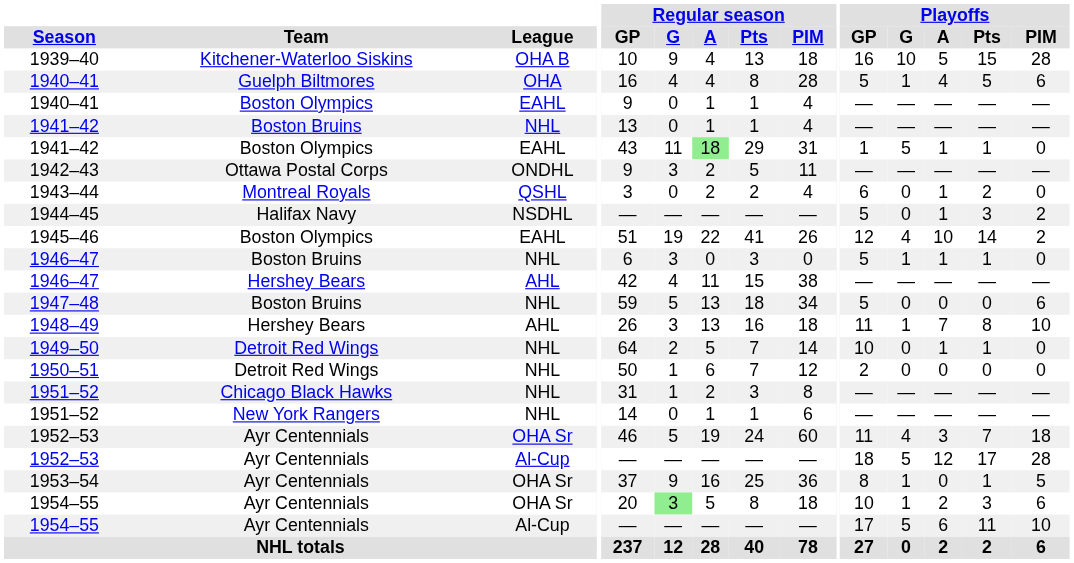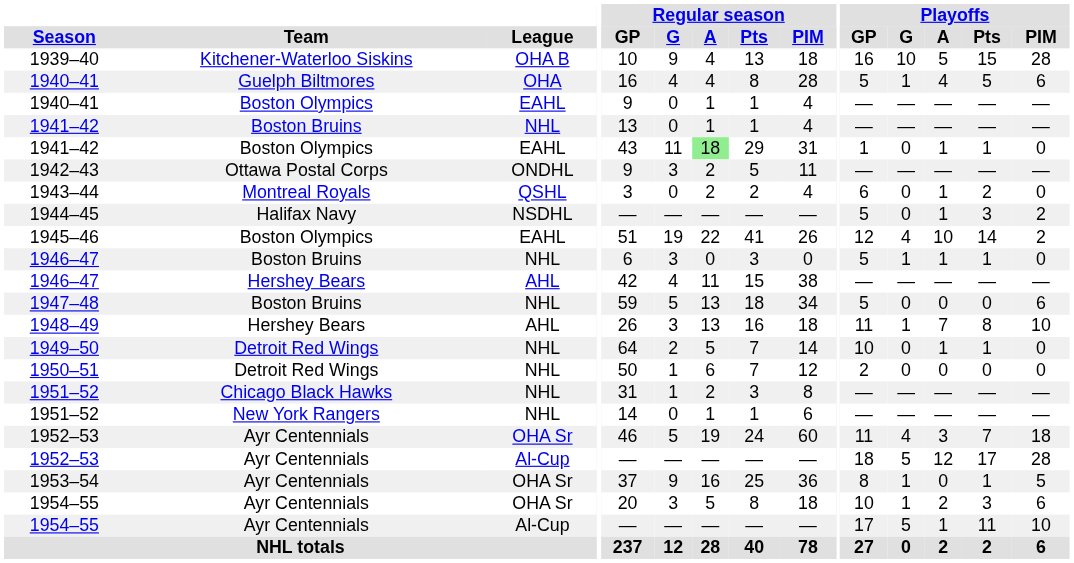(906, 148) 5 -> (906, 148) 0
(673, 503) lightgreen background -> (673, 503) no background
(943, 525) 6 -> (943, 525) 1
